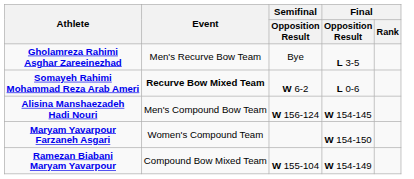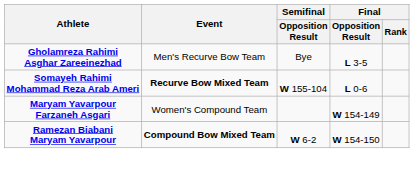(295, 89) W 6-2 -> (303, 89) W 155-104
- row: (73, 109)
(348, 141) W 154-150 -> (356, 115) W 154-149
(205, 161) normal -> (209, 135) bold
(295, 167) W 155-104 -> (303, 141) W 6-2
(348, 167) W 154-149 -> (356, 141) W 154-150
